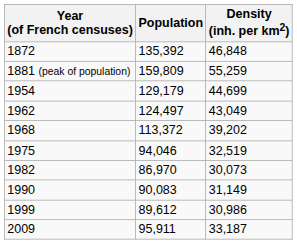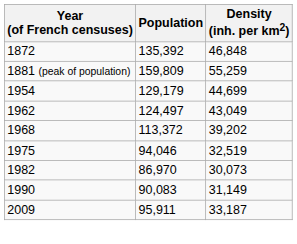- row: (21, 209)
